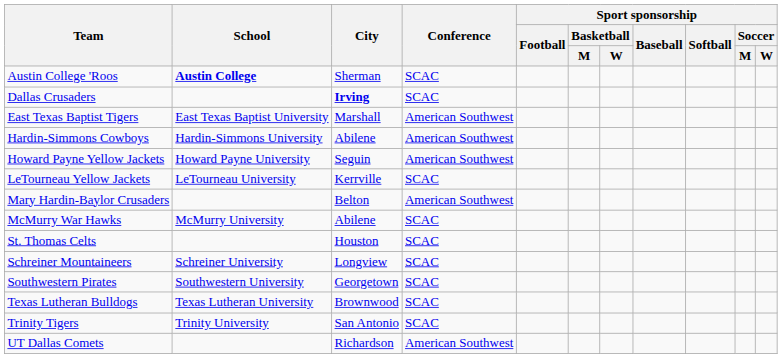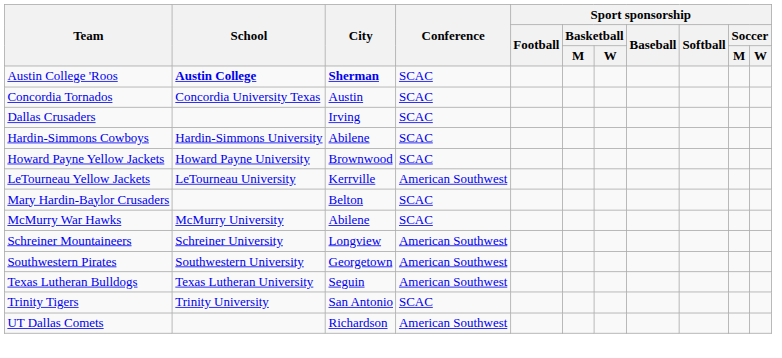(358, 76) normal -> (354, 76) bold
+ row: (60, 96)
(352, 96) bold -> (344, 117) normal
- row: (73, 117)
(459, 138) American Southwest -> (416, 138) SCAC
(353, 158) Seguin -> (361, 158) Brownwood
(459, 158) American Southwest -> (416, 158) SCAC
(422, 179) SCAC -> (453, 179) American Southwest
(459, 199) American Southwest -> (416, 199) SCAC
- row: (52, 240)
(422, 261) SCAC -> (453, 240) American Southwest
(422, 281) SCAC -> (453, 261) American Southwest
(367, 302) Brownwood -> (347, 281) Seguin
(422, 302) SCAC -> (453, 281) American Southwest
